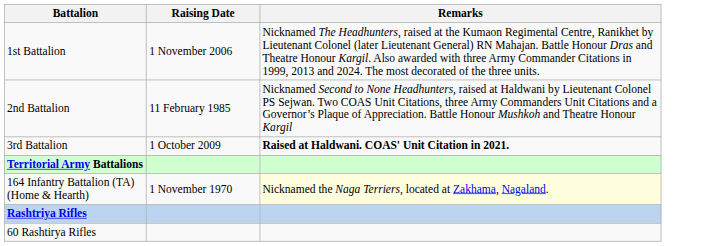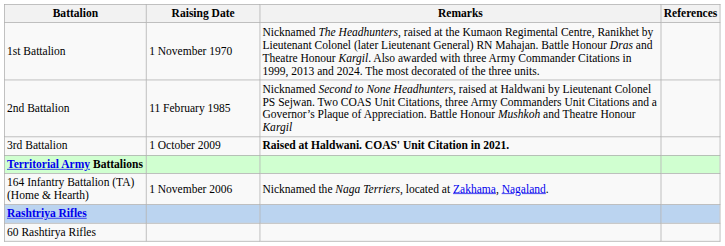+ column: (691, 13)
(191, 51) 1 November 2006 -> (191, 51) 1 November 1970
(191, 189) 1 November 1970 -> (191, 189) 1 November 2006
(406, 189) lightyellow background -> (406, 189) no background
